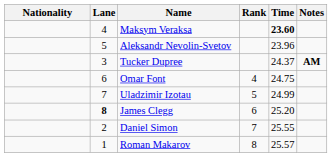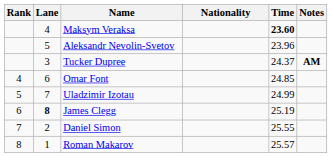columns swapped: (254, 12) <-> (47, 12)
(283, 78) 24.75 -> (283, 78) 24.85
(283, 111) 25.20 -> (283, 111) 25.19
